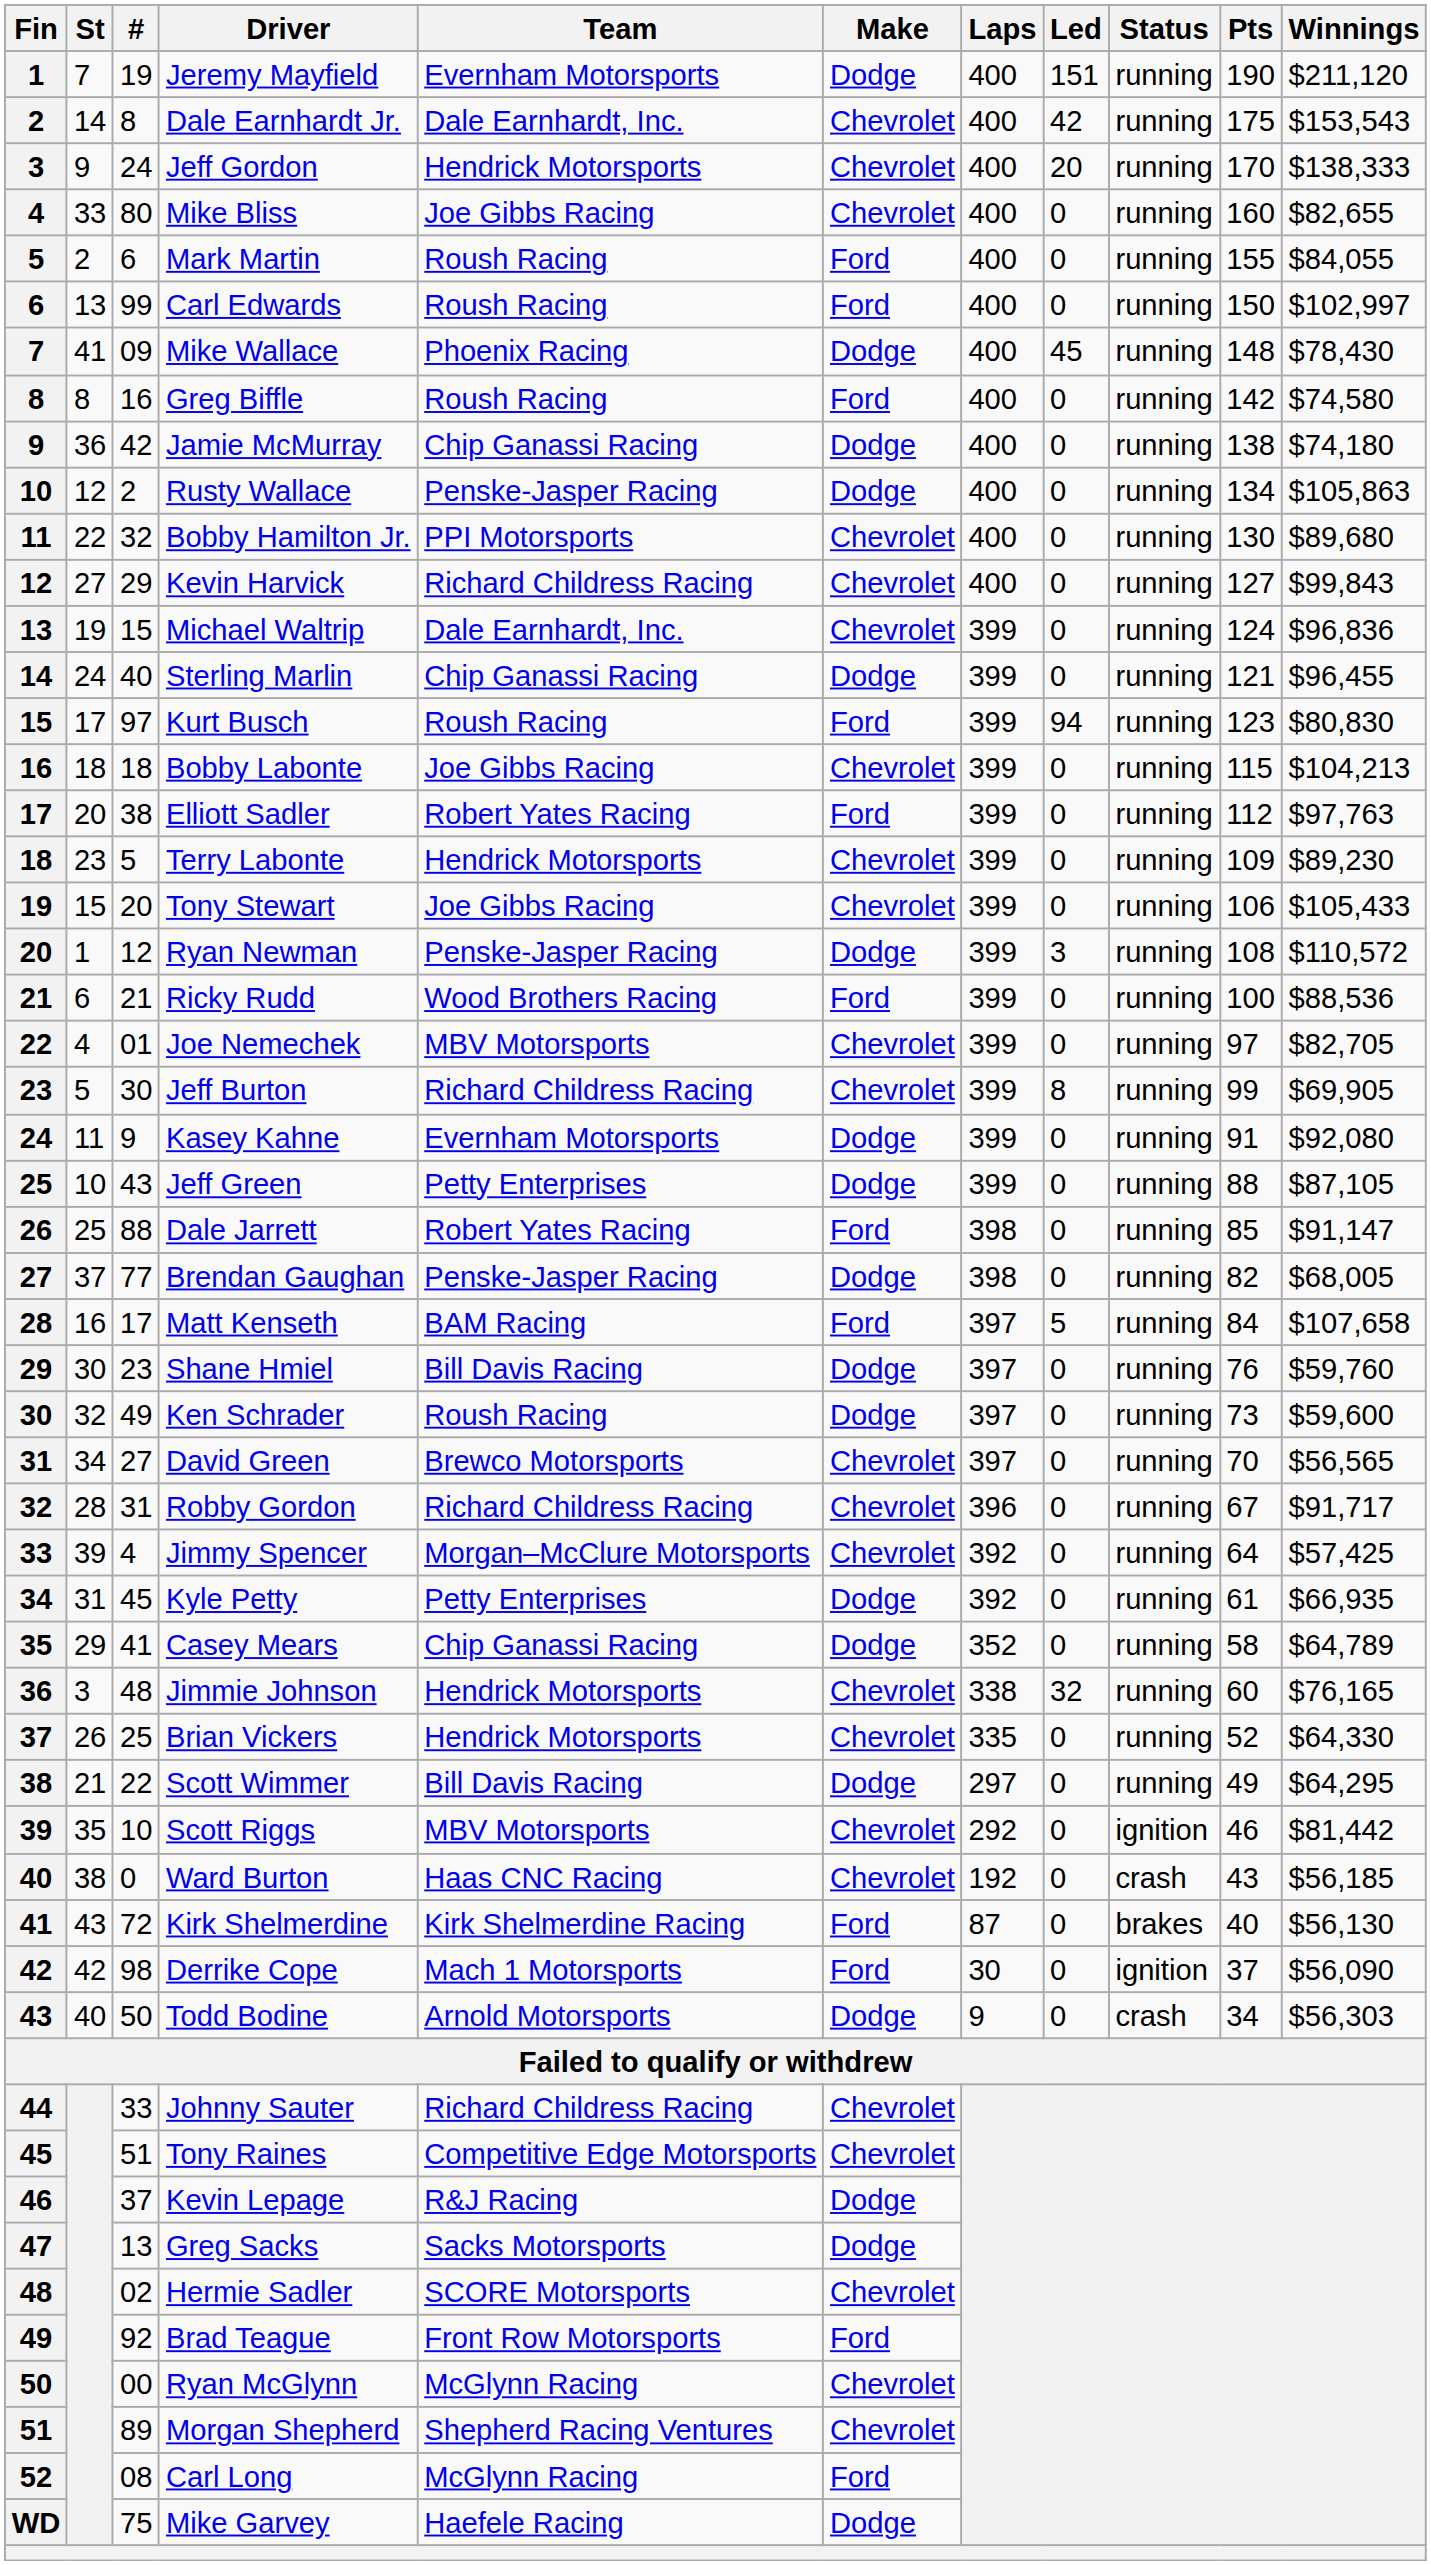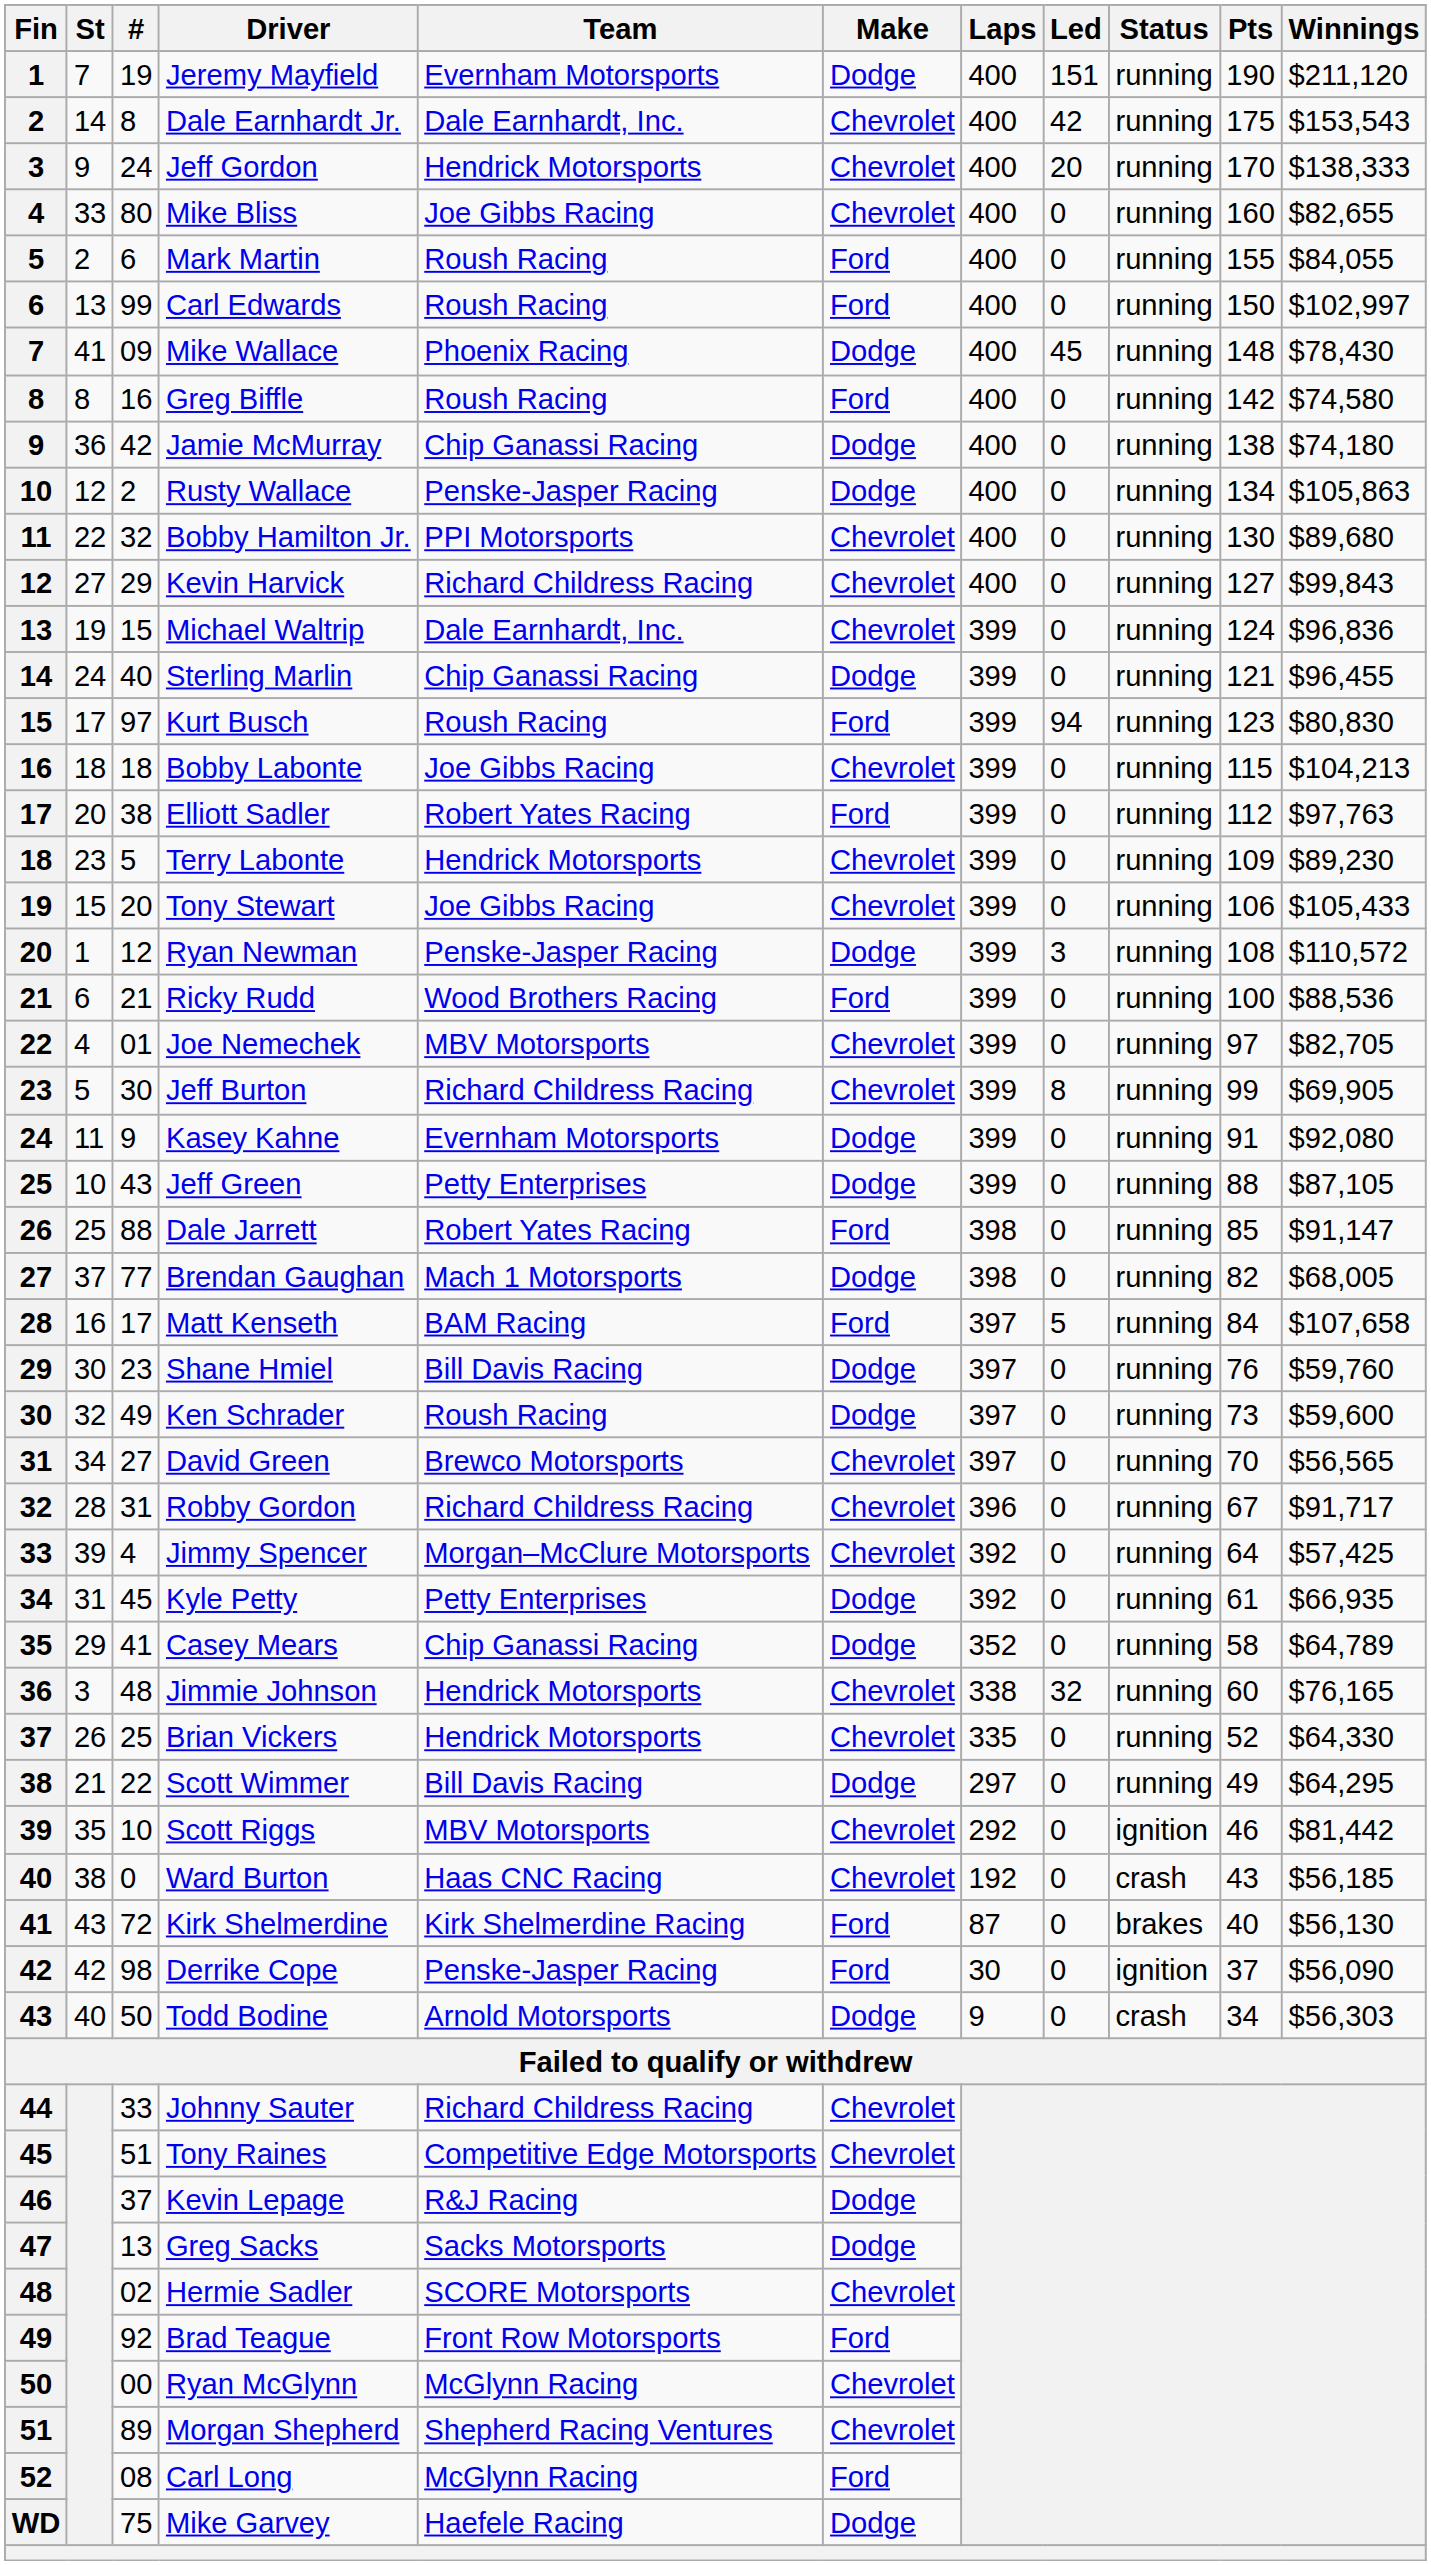(571, 1276) Penske-Jasper Racing -> (553, 1276) Mach 1 Motorsports
(553, 1969) Mach 1 Motorsports -> (571, 1969) Penske-Jasper Racing
